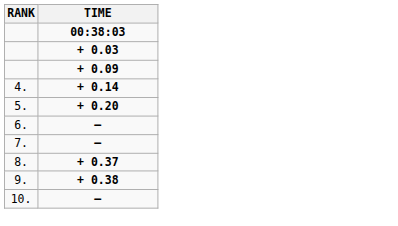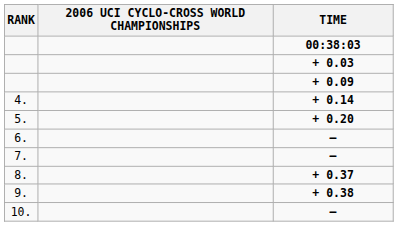+ column: (155, 21)
